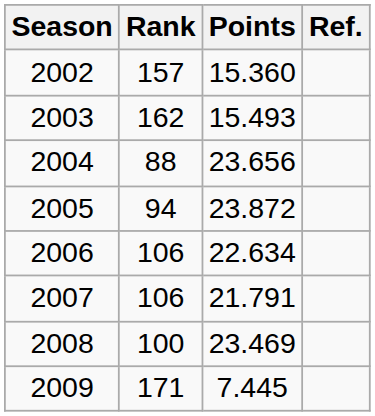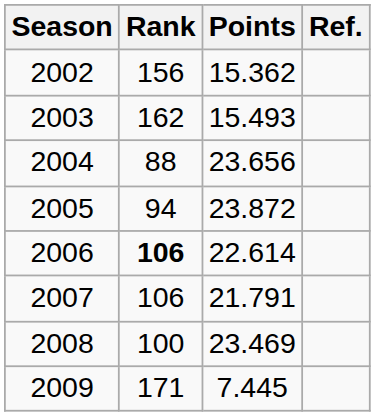(161, 72) 157 -> (161, 72) 156
(252, 72) 15.360 -> (252, 72) 15.362
(161, 252) normal -> (161, 252) bold
(252, 252) 22.634 -> (252, 252) 22.614
